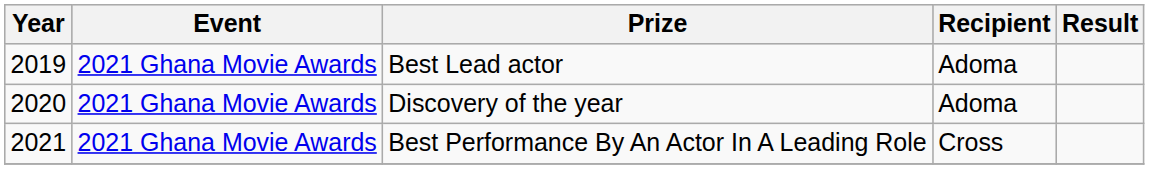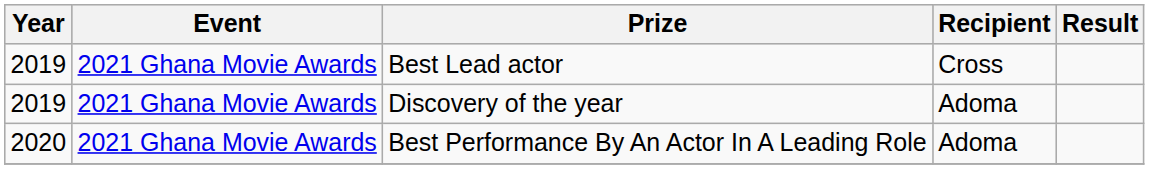(978, 63) Adoma -> (971, 63) Cross
(38, 103) 2020 -> (38, 103) 2019
(38, 143) 2021 -> (38, 143) 2020
(971, 143) Cross -> (978, 143) Adoma
